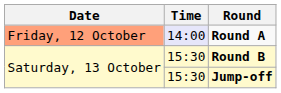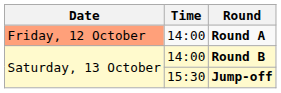(186, 36) lavender background -> (186, 36) no background
(186, 56) 15:30 -> (186, 56) 14:00
